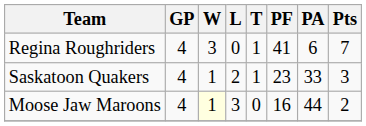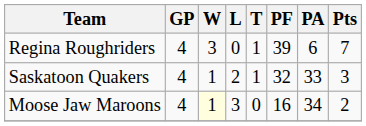(282, 47) 41 -> (282, 47) 39
(282, 76) 23 -> (282, 76) 32
(313, 105) 44 -> (313, 105) 34
